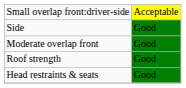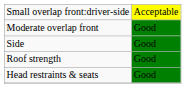rows swapped: (53, 43) <-> (15, 28)
